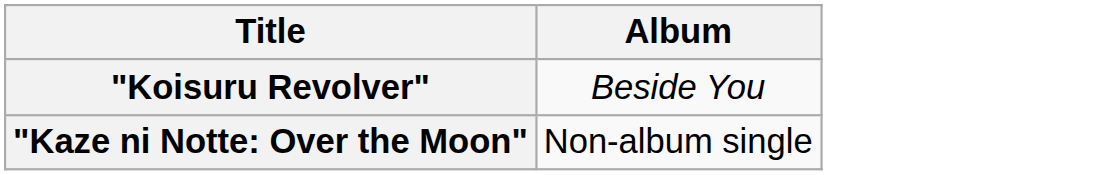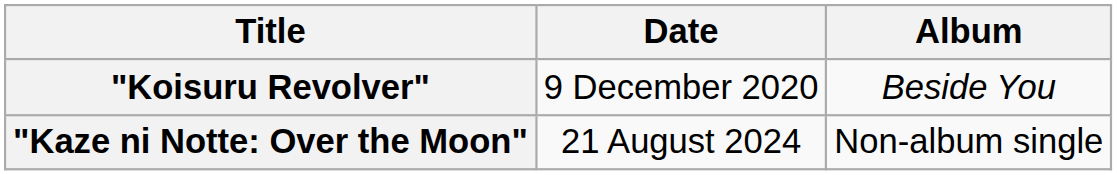+ column: (681, 31)
